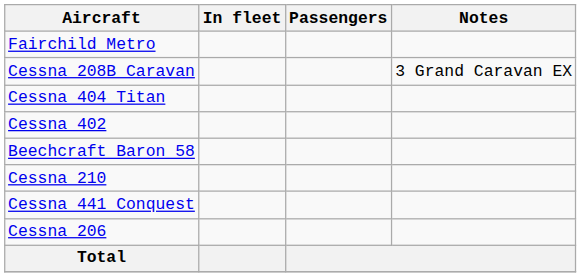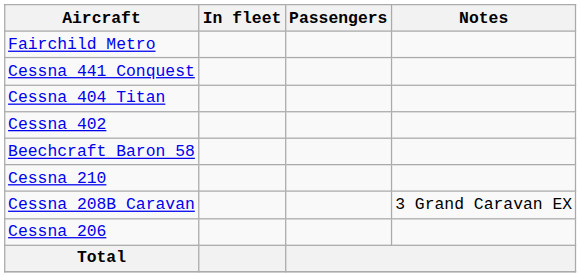rows swapped: (101, 205) <-> (101, 71)
